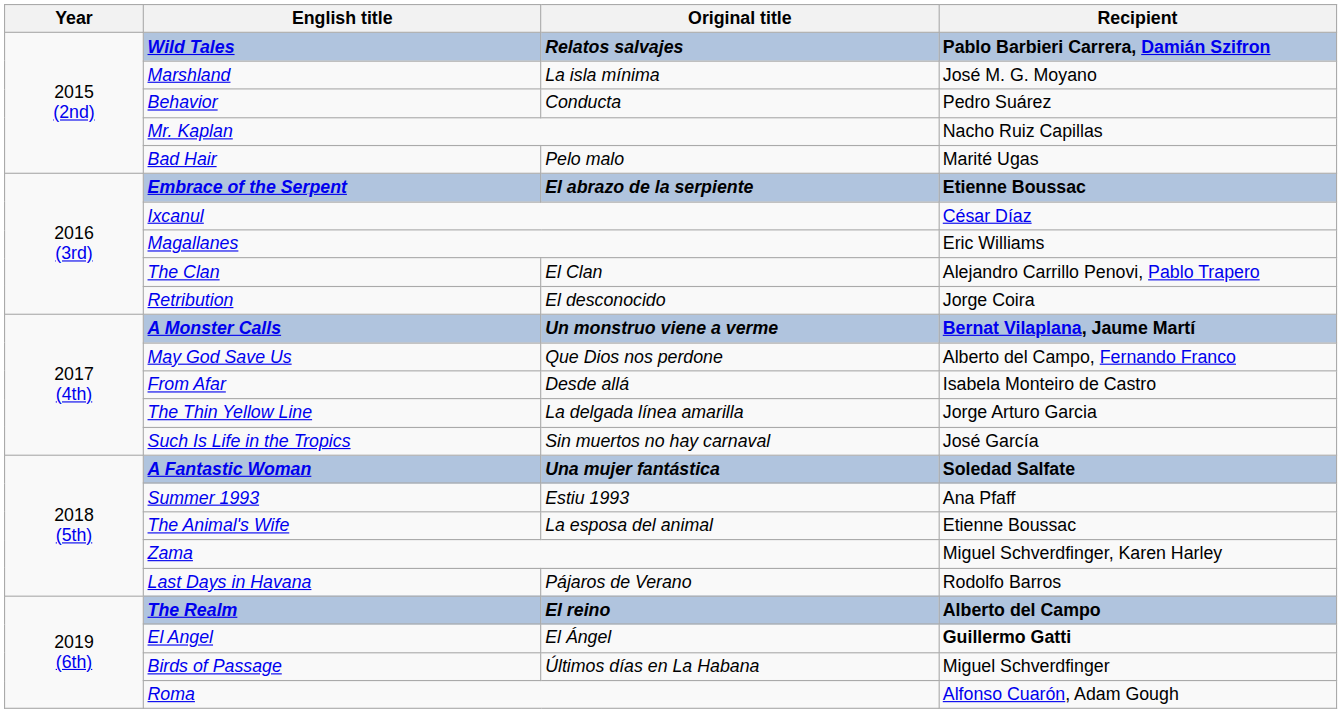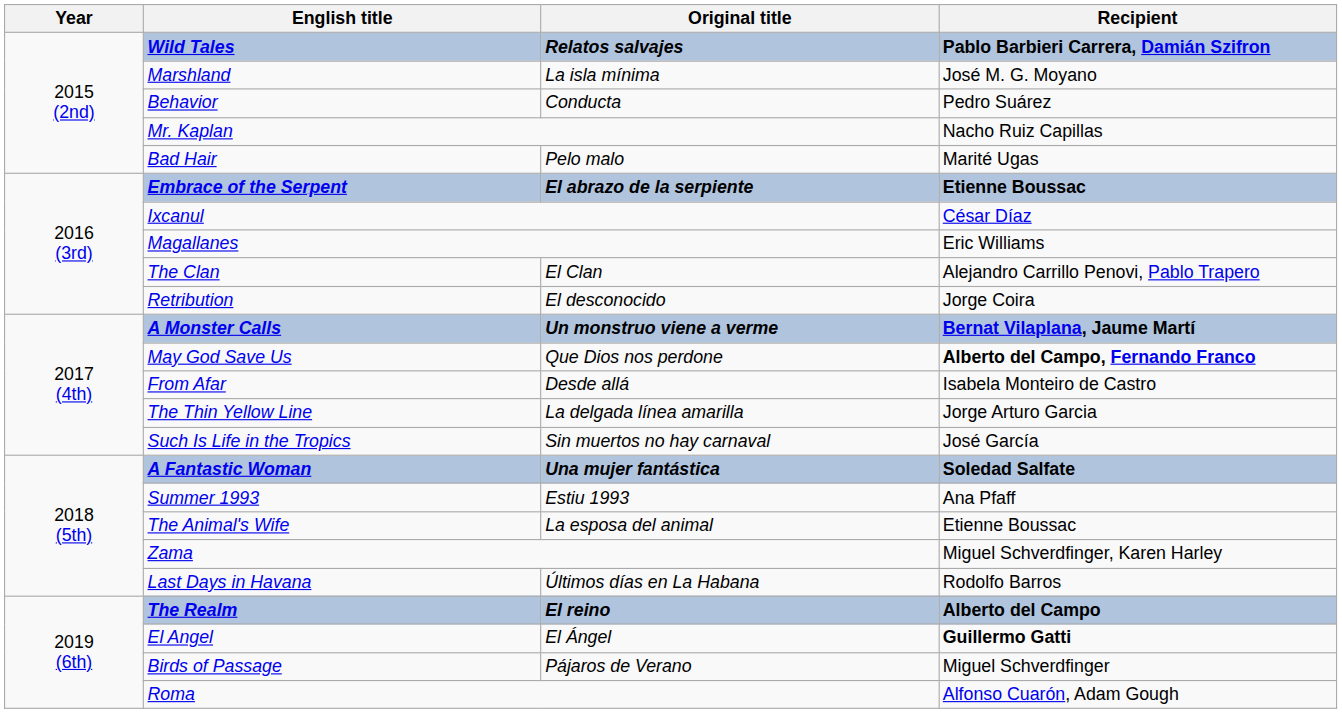(1089, 356) normal -> (1099, 356) bold
(618, 581) Pájaros de Verano -> (652, 581) Últimos días en La Habana
(652, 666) Últimos días en La Habana -> (618, 666) Pájaros de Verano
